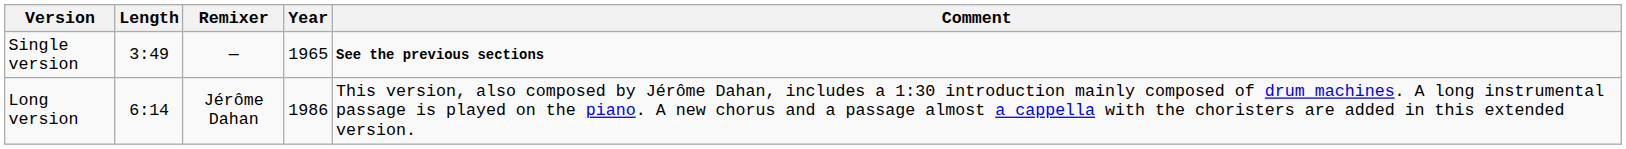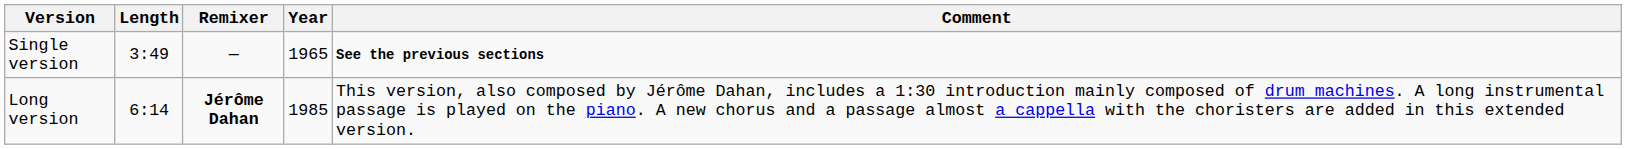(234, 111) normal -> (234, 111) bold
(308, 111) 1986 -> (308, 111) 1985
